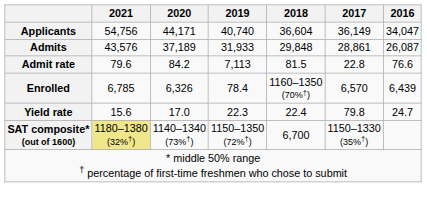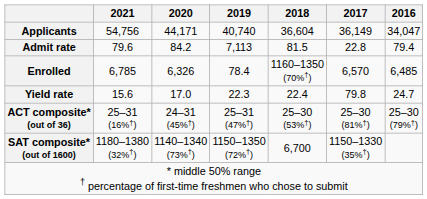- row: (48, 48)
(402, 65) 76.6 -> (404, 48) 79.4
(402, 88) 6,439 -> (404, 71) 6,485
+ row: (49, 118)
(121, 135) khaki background -> (122, 148) no background
